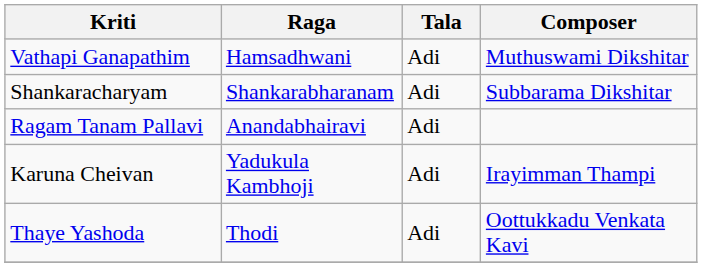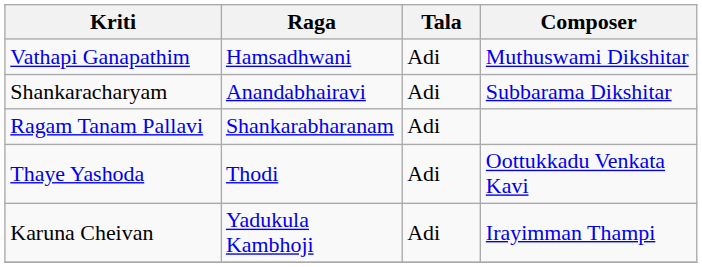(310, 91) Shankarabharanam -> (296, 91) Anandabhairavi
(296, 126) Anandabhairavi -> (310, 126) Shankarabharanam
rows swapped: (77, 232) <-> (82, 173)
